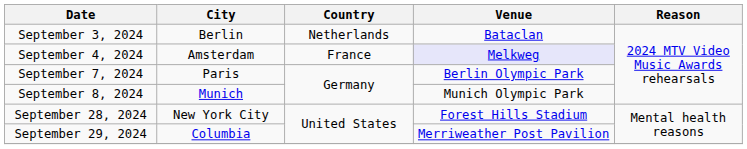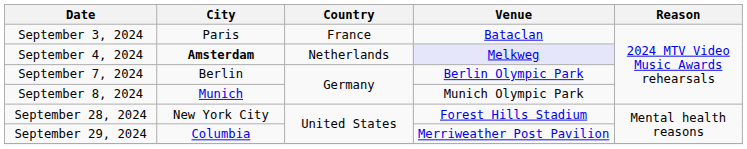(221, 34) Berlin -> (221, 34) Paris
(349, 34) Netherlands -> (349, 34) France
(221, 54) normal -> (221, 54) bold
(349, 54) France -> (349, 54) Netherlands
(221, 74) Paris -> (221, 74) Berlin
